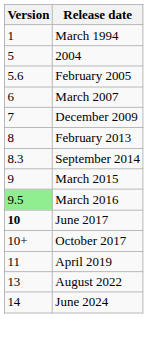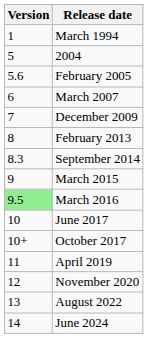(14, 220) bold -> (14, 220) normal
+ row: (97, 281)
